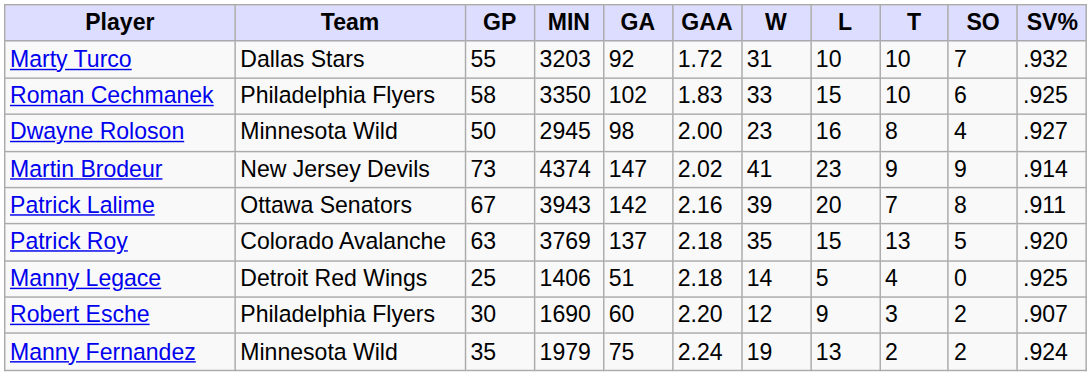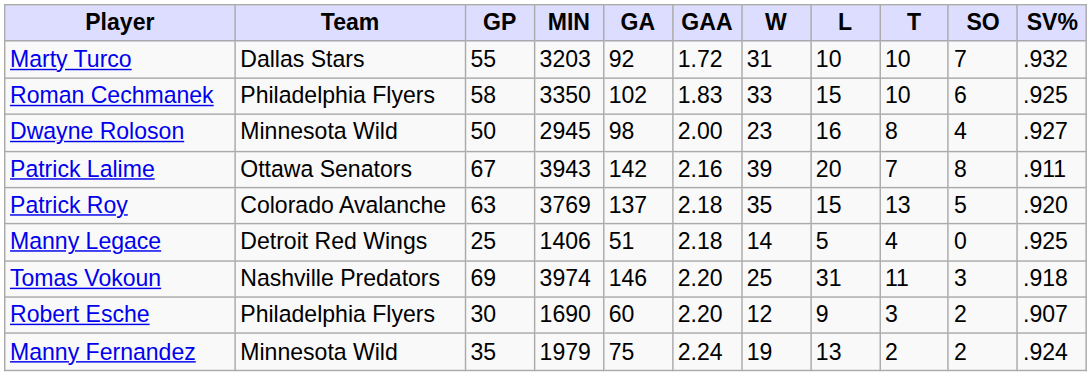- row: (86, 168)
+ row: (86, 278)
